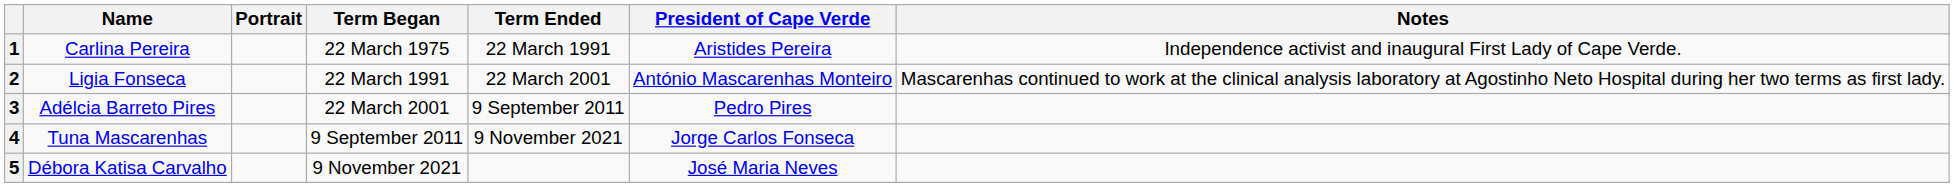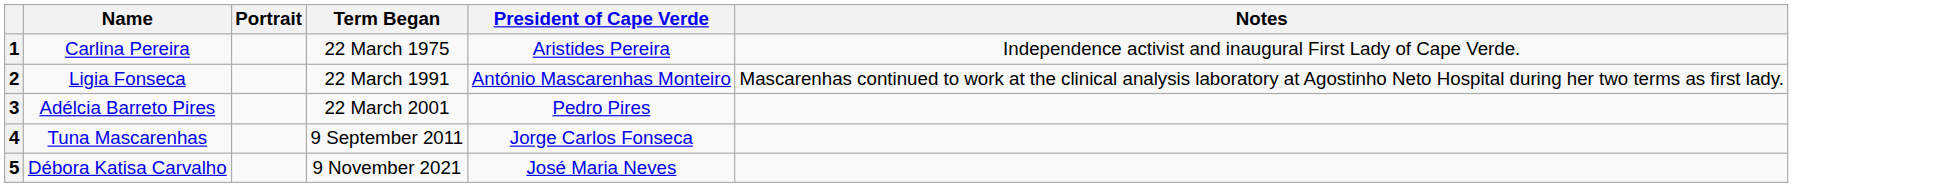- column: (548, 19)
